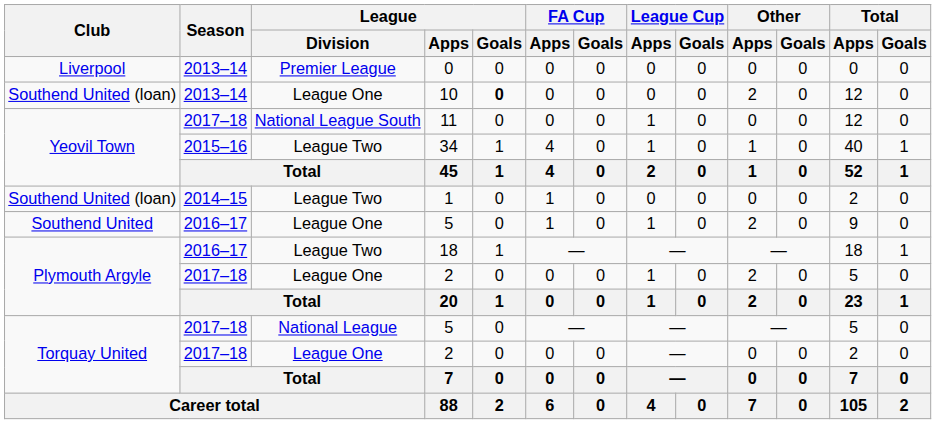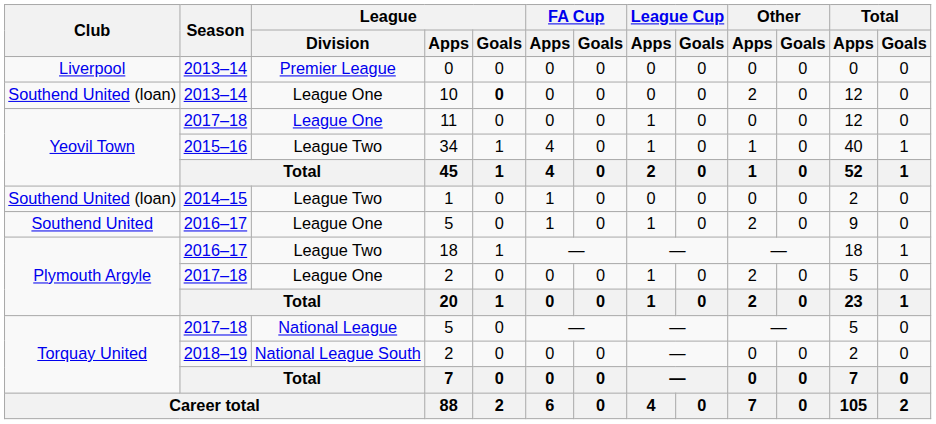(338, 120) National League South -> (338, 120) League One
(215, 353) 2017–18 -> (215, 353) 2018–19
(338, 353) League One -> (338, 353) National League South
